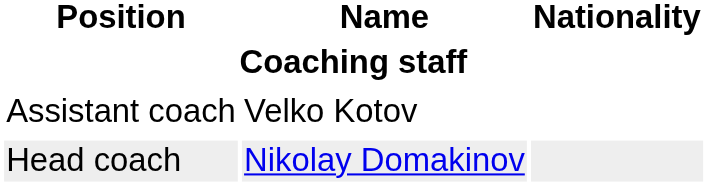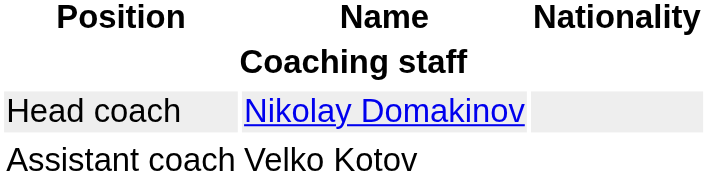rows swapped: (94, 160) <-> (121, 111)
